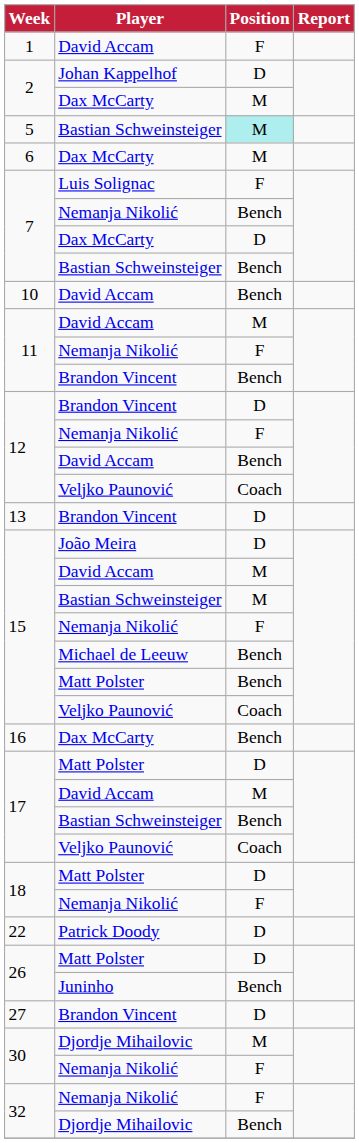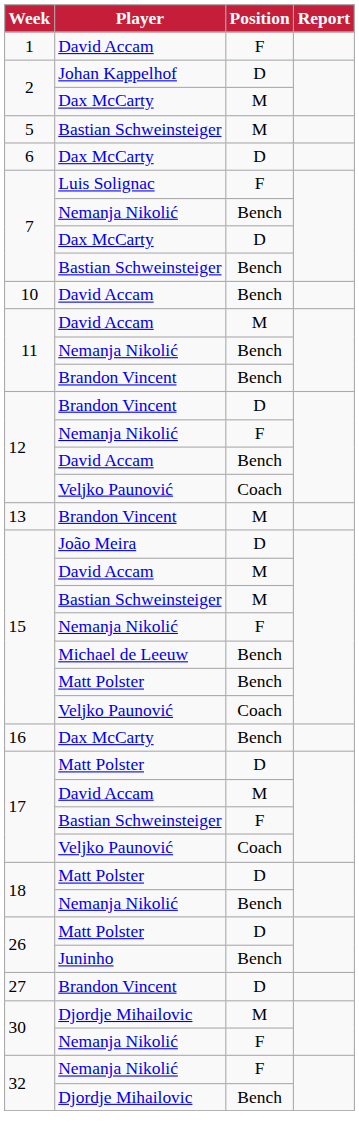(260, 128) paleturquoise background -> (260, 128) no background
(260, 156) M -> (260, 156) D
(260, 350) F -> (260, 350) Bench
(260, 516) D -> (260, 516) M
(260, 820) Bench -> (260, 820) F
(260, 903) F -> (260, 903) Bench
- row: (17, 931)
